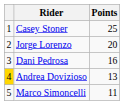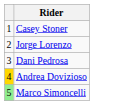- column: (104, 12)
(9, 92) no background -> (9, 92) lightgreen background
